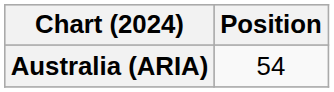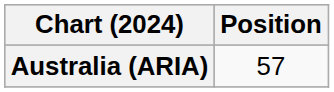(271, 65) 54 -> (271, 65) 57
